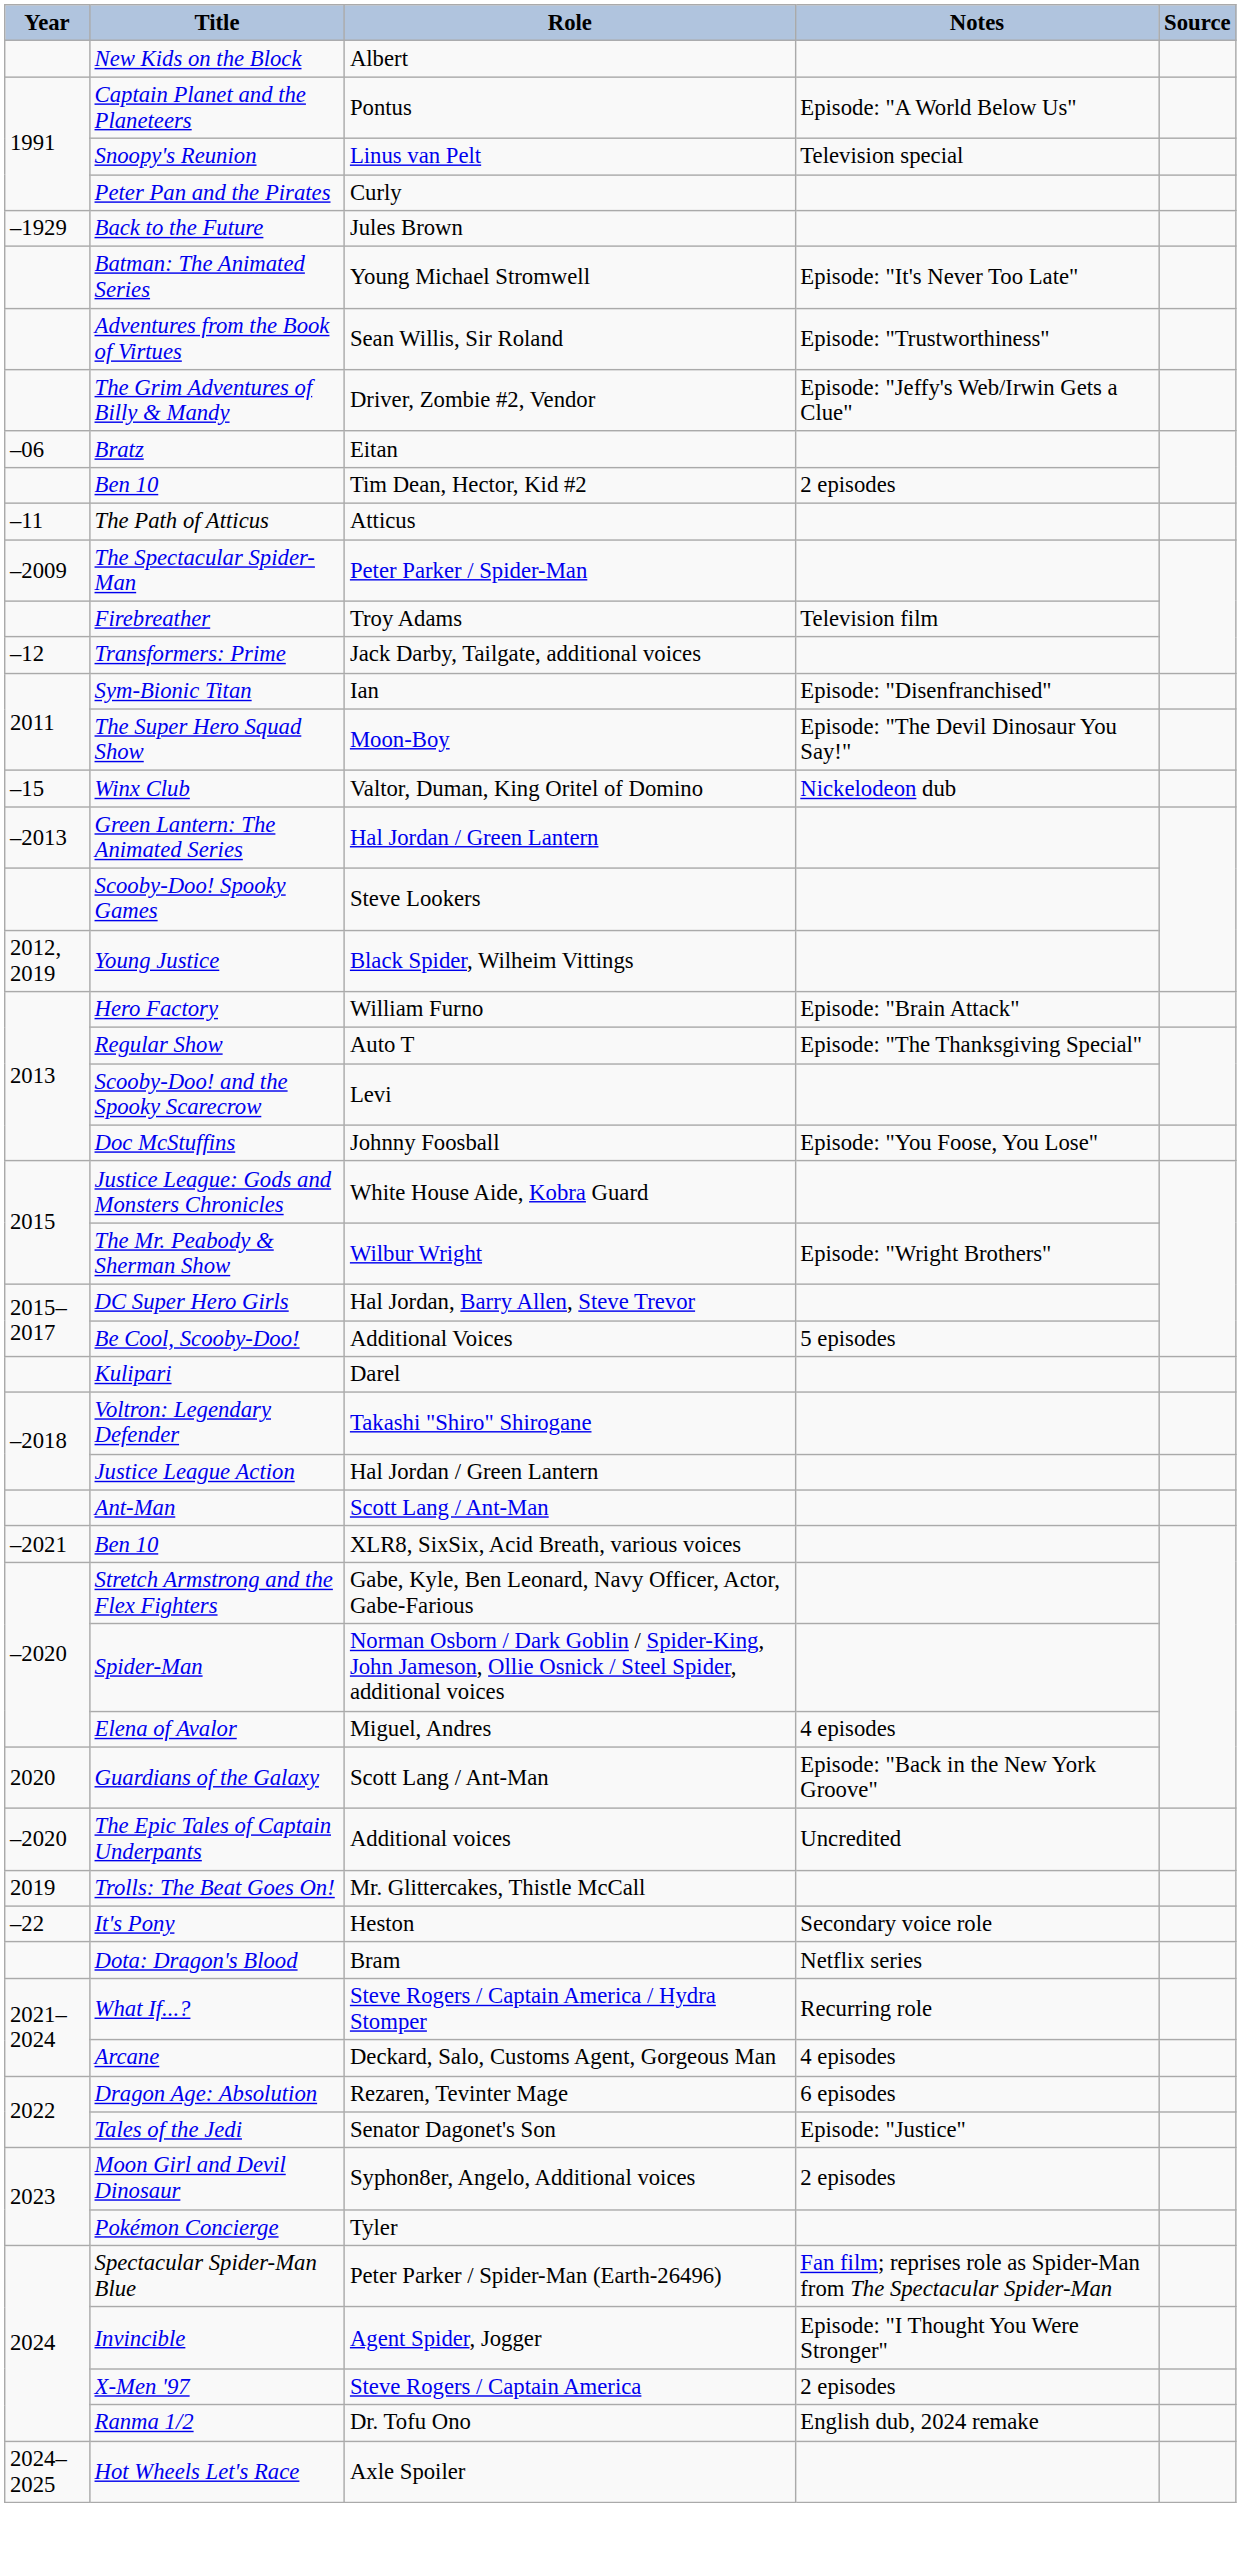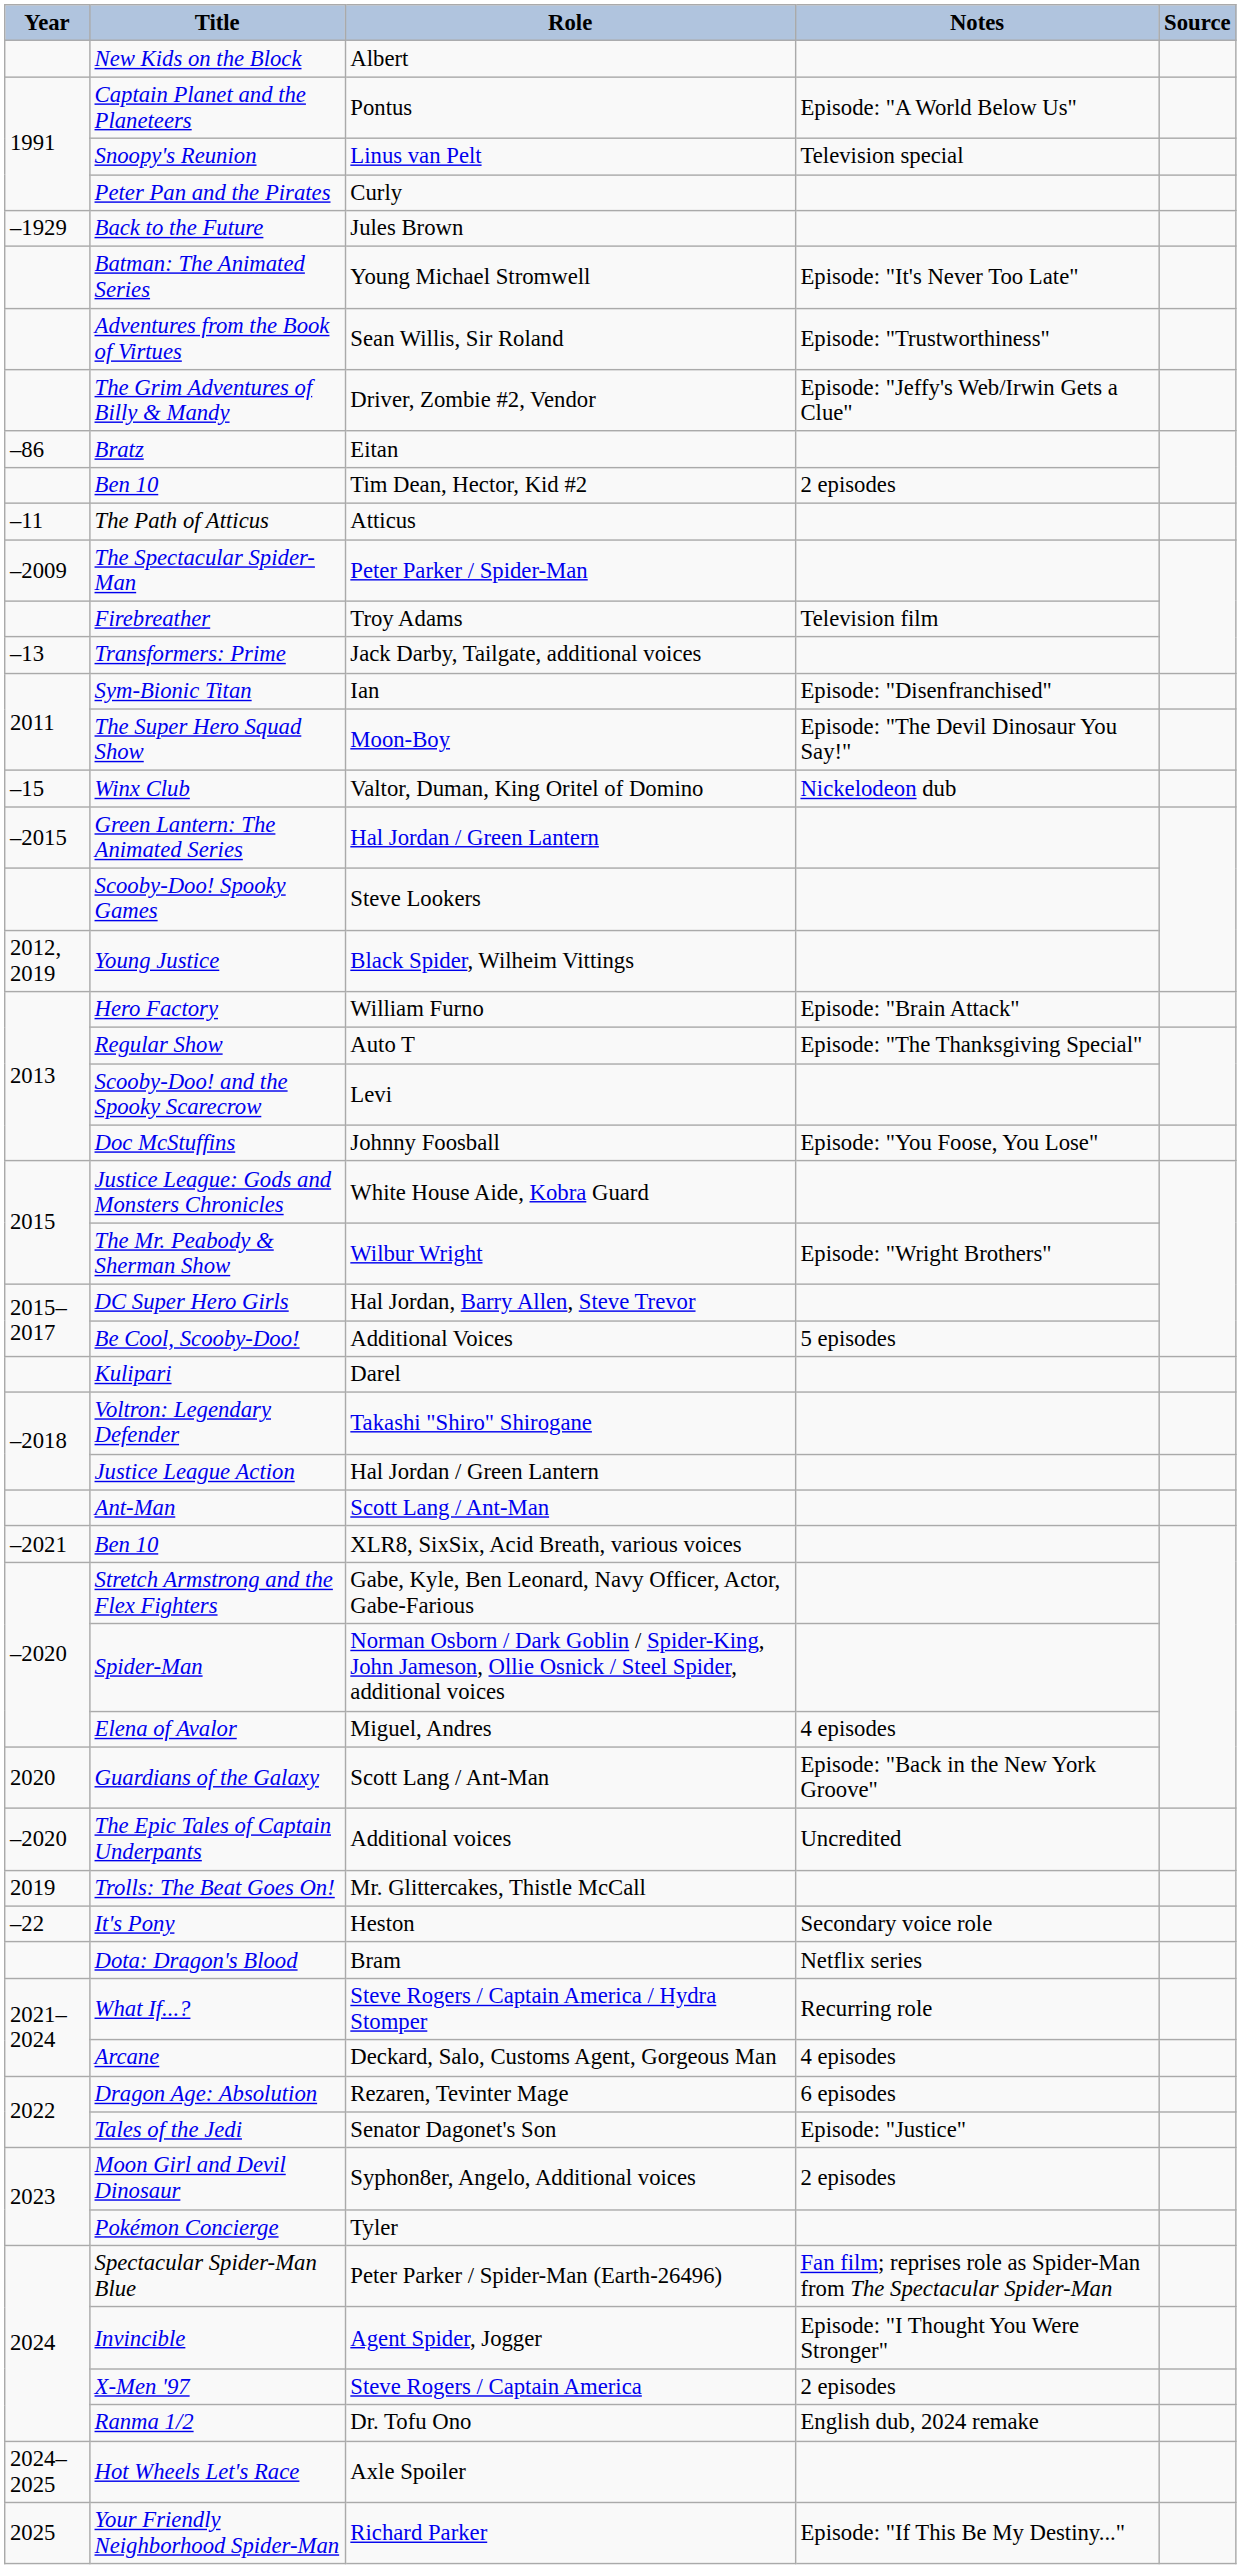(27, 449) –06 -> (27, 449) –86
(27, 654) –12 -> (27, 654) –13
(38, 837) –2013 -> (38, 837) –2015
+ row: (217, 2532)
